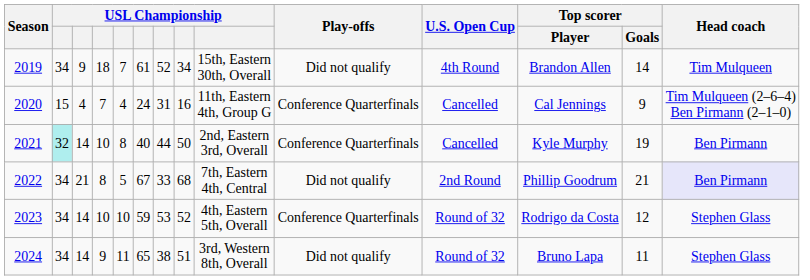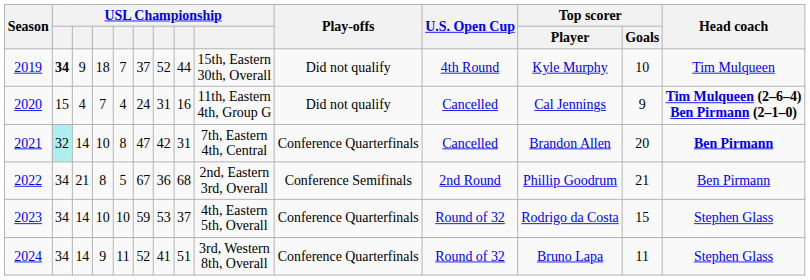(62, 67) normal -> (62, 67) bold
(143, 67) 61 -> (143, 67) 37
(184, 67) 34 -> (184, 67) 44
(570, 67) Brandon Allen -> (570, 67) Kyle Murphy
(642, 67) 14 -> (642, 67) 10
(348, 105) Conference Quarterfinals -> (348, 105) Did not qualify
(731, 105) normal -> (734, 105) bold
(143, 142) 40 -> (143, 142) 47
(164, 142) 44 -> (164, 142) 42
(184, 142) 50 -> (184, 142) 31
(234, 142) 2nd, Eastern 3rd, Overall -> (234, 142) 7th, Eastern 4th, Central
(570, 142) Kyle Murphy -> (570, 142) Brandon Allen
(642, 142) 19 -> (642, 142) 20
(731, 142) normal -> (734, 142) bold
(164, 180) 33 -> (164, 180) 36
(234, 180) 7th, Eastern 4th, Central -> (234, 180) 2nd, Eastern 3rd, Overall
(348, 180) Did not qualify -> (348, 180) Conference Semifinals
(731, 180) lavender background -> (734, 180) no background
(184, 218) 52 -> (184, 218) 37
(642, 218) 12 -> (642, 218) 15
(143, 256) 65 -> (143, 256) 52
(164, 256) 38 -> (164, 256) 41
(348, 256) Did not qualify -> (348, 256) Conference Quarterfinals
